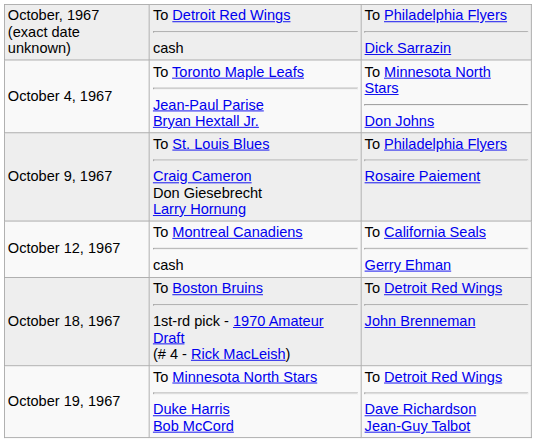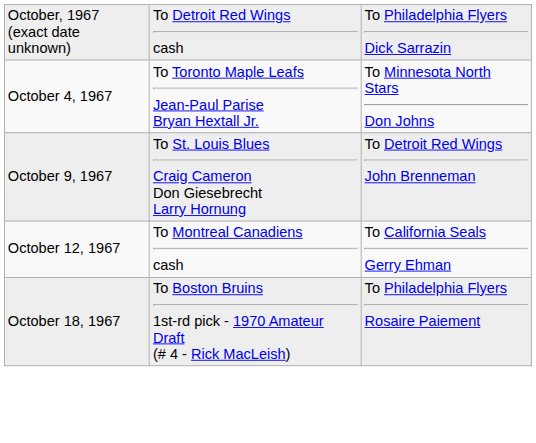(446, 160) To Philadelphia Flyers Rosaire Paiement -> (446, 160) To Detroit Red Wings John Brenneman
(446, 304) To Detroit Red Wings John Brenneman -> (446, 304) To Philadelphia Flyers Rosaire Paiement
- row: (64, 401)
